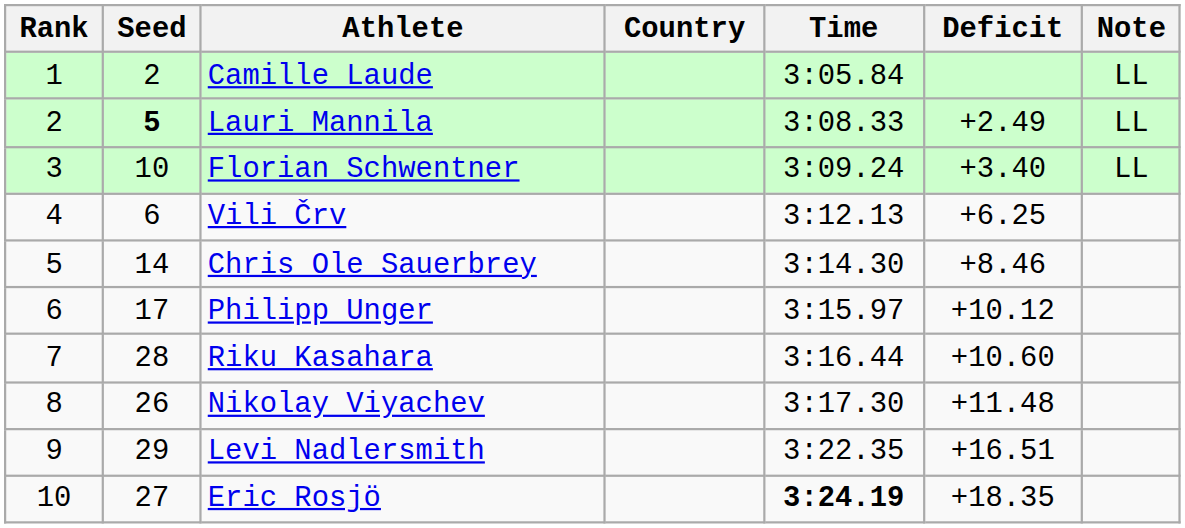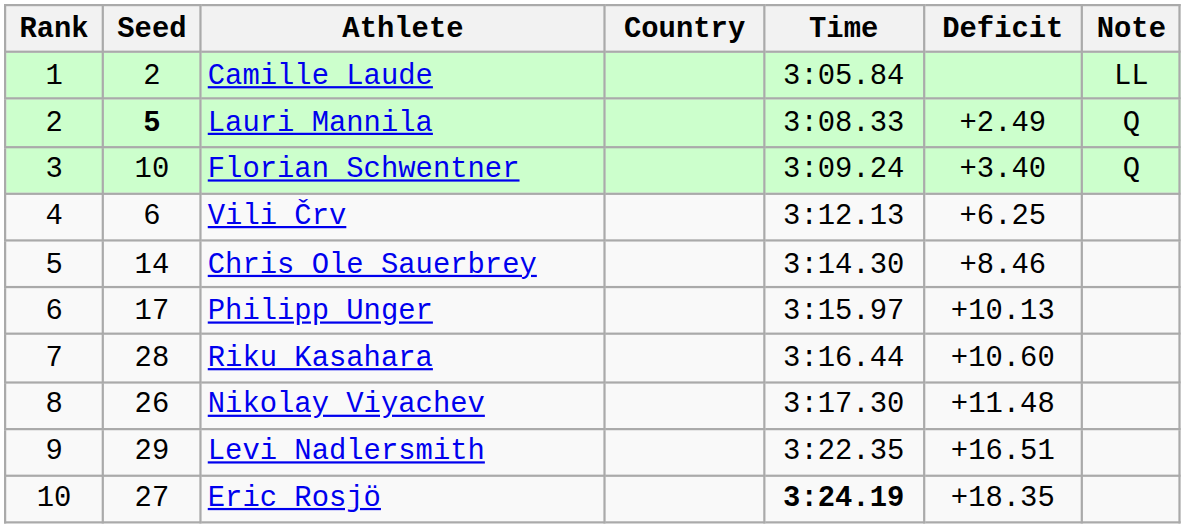(1131, 123) LL -> (1131, 123) Q
(1131, 170) LL -> (1131, 170) Q
(1003, 311) +10.12 -> (1003, 311) +10.13
